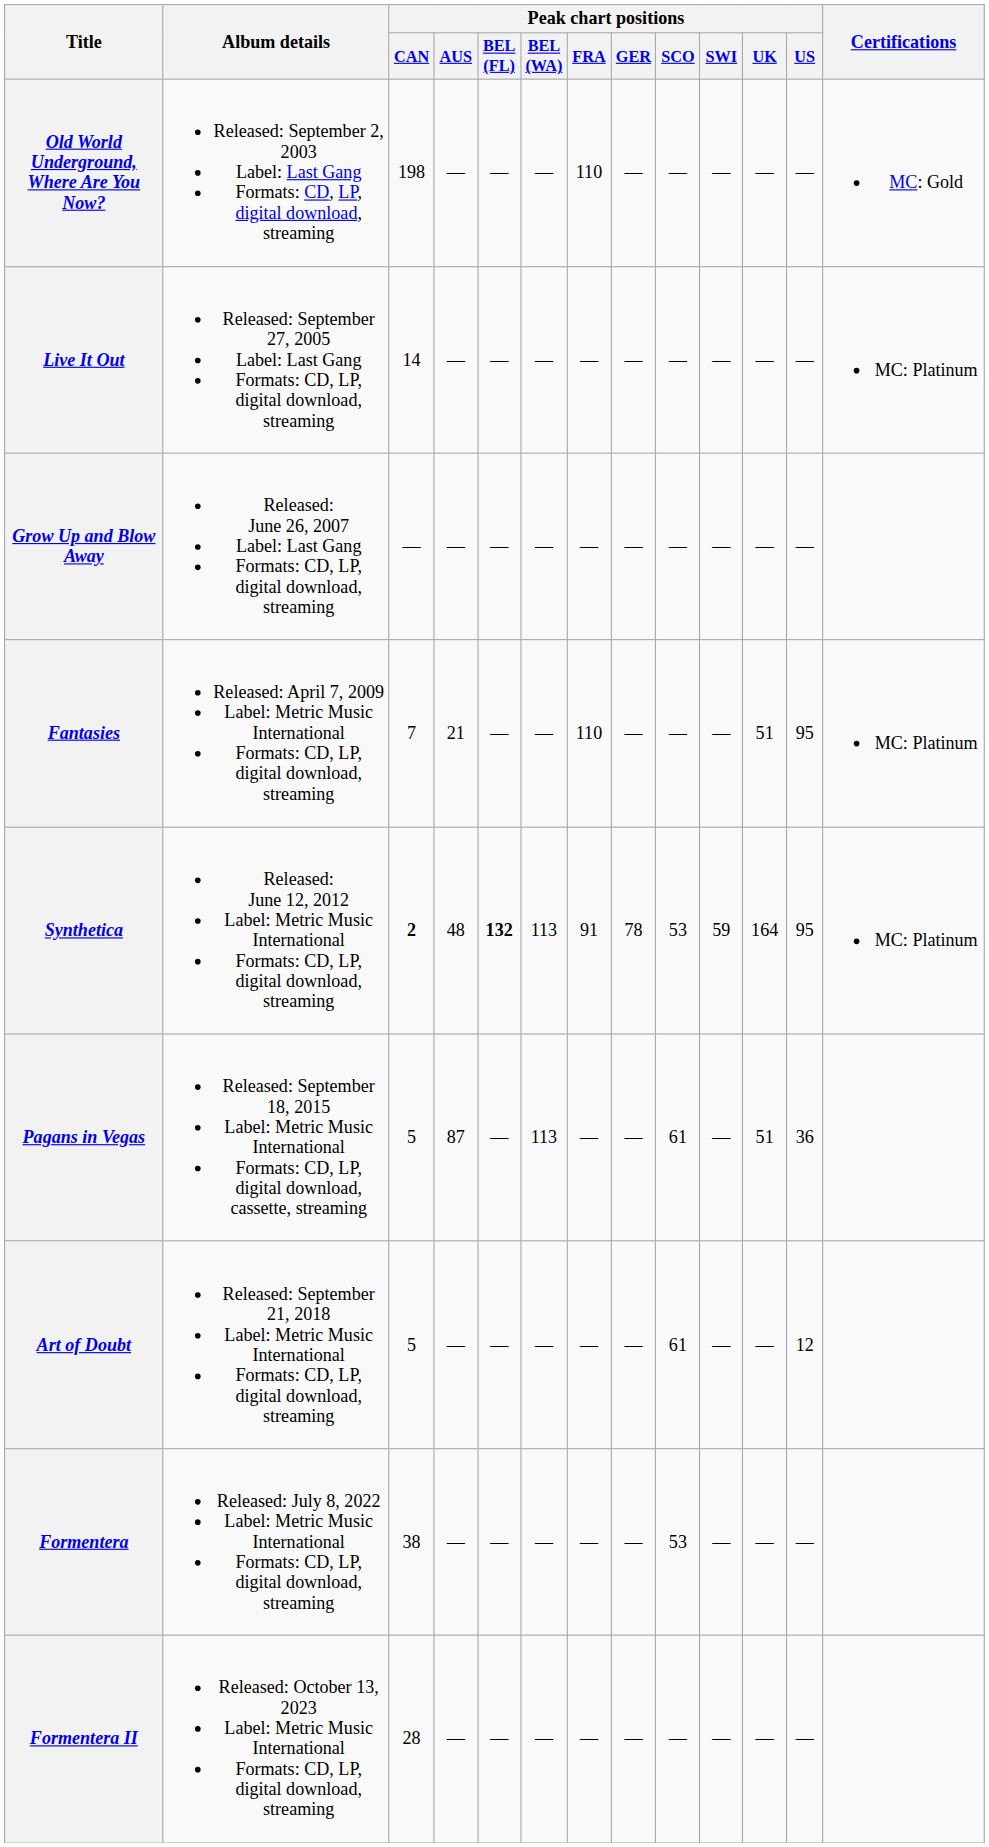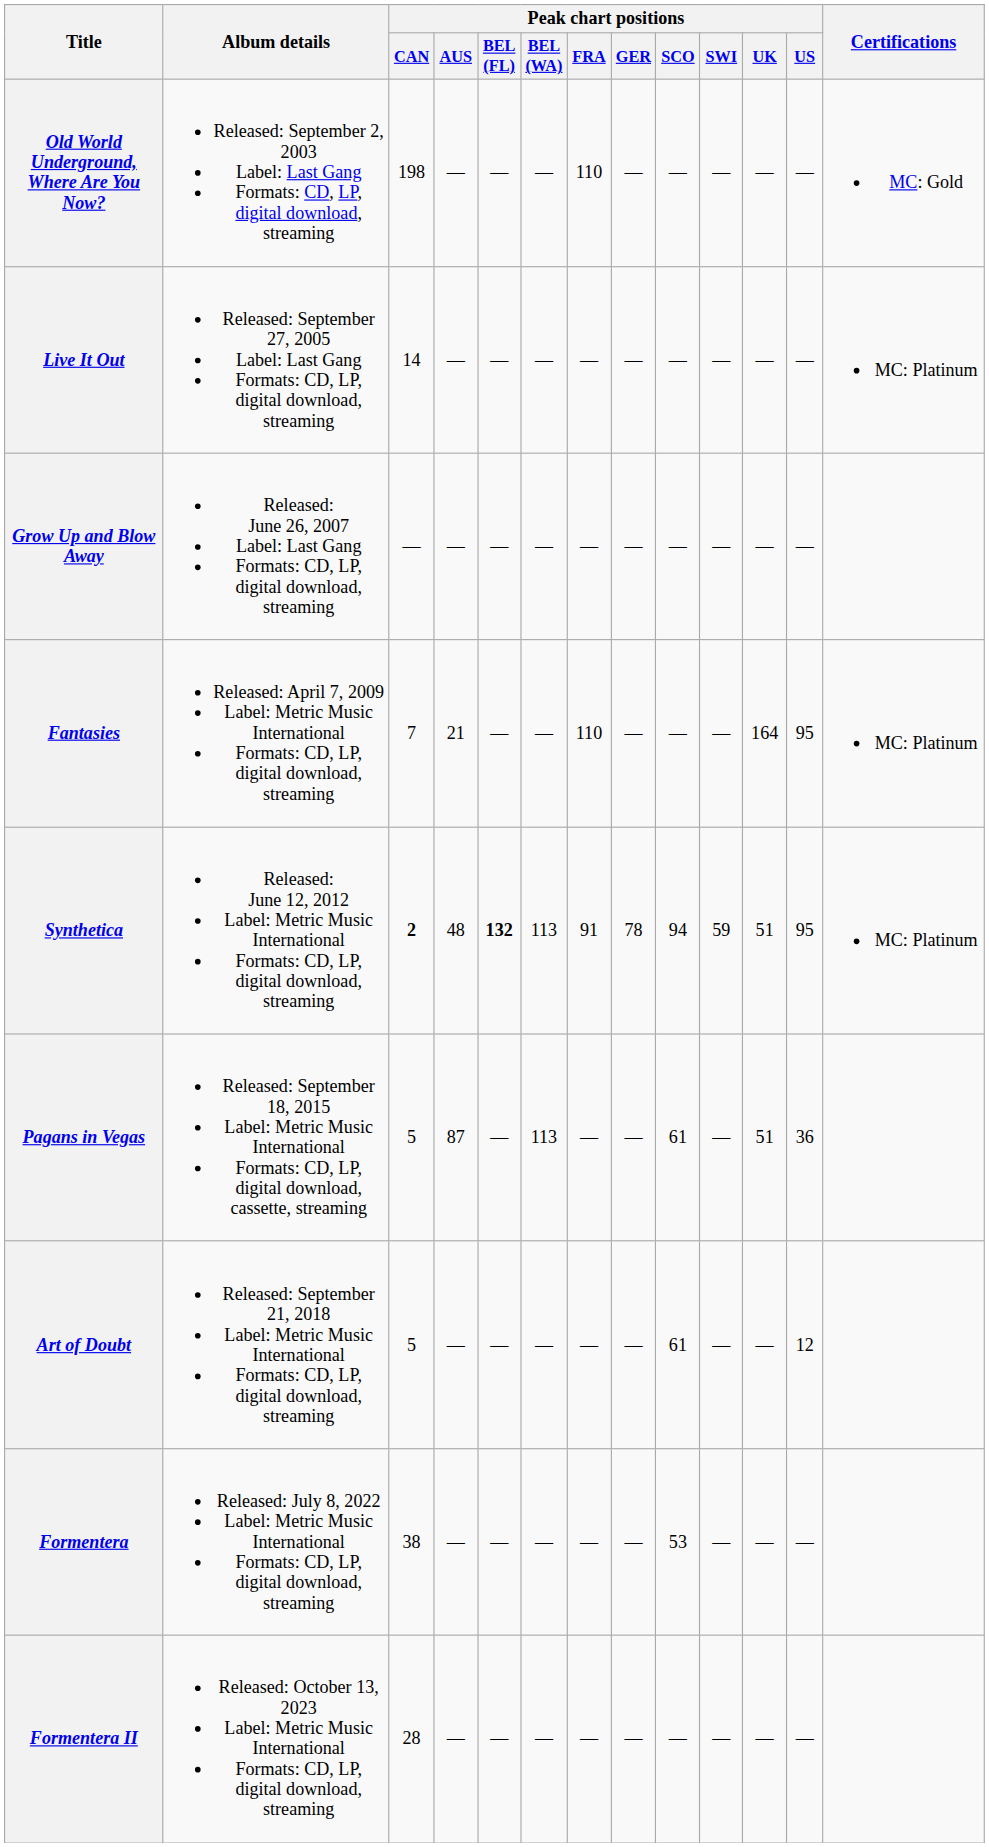(765, 733) 51 -> (765, 733) 164
(678, 930) 53 -> (678, 930) 94
(765, 930) 164 -> (765, 930) 51
